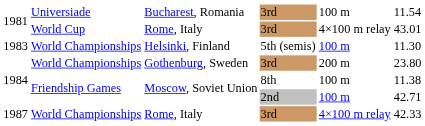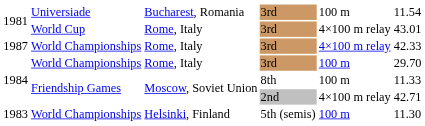rows swapped: (16, 46) <-> (16, 113)
(196, 63) Gothenburg, Sweden -> (173, 63) Rome, Italy
(334, 63) 200 m -> (334, 63) 100 m
(408, 63) 23.80 -> (408, 63) 29.70
(407, 80) 11.38 -> (407, 80) 11.33
(334, 97) 100 m -> (355, 97) 4×100 m relay
